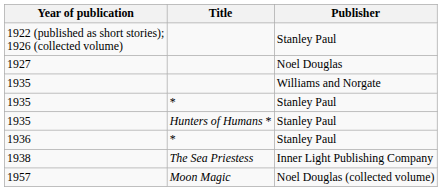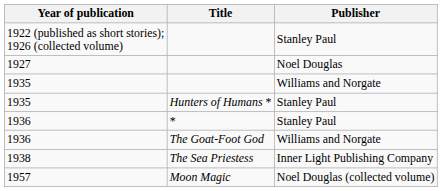- row: (19, 102)
+ row: (19, 139)
